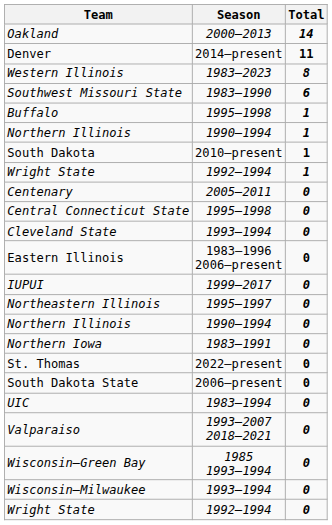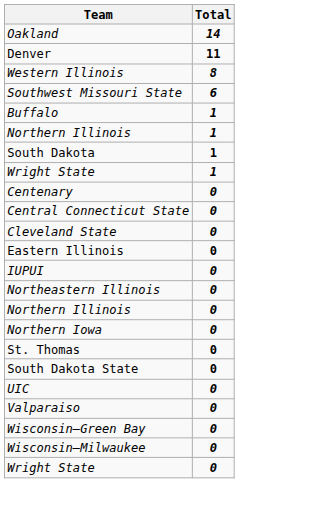- column: (239, 14)
